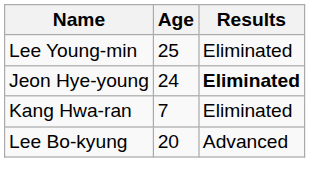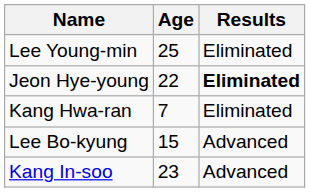(168, 80) 24 -> (168, 80) 22
(168, 141) 20 -> (168, 141) 15
+ row: (61, 171)
